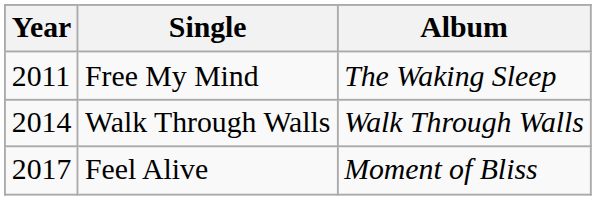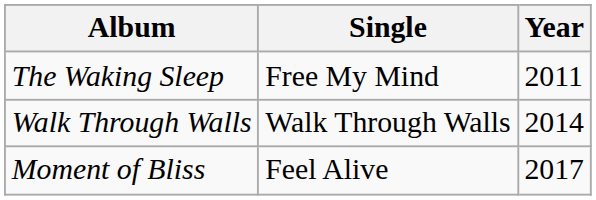columns swapped: (42, 28) <-> (464, 28)
